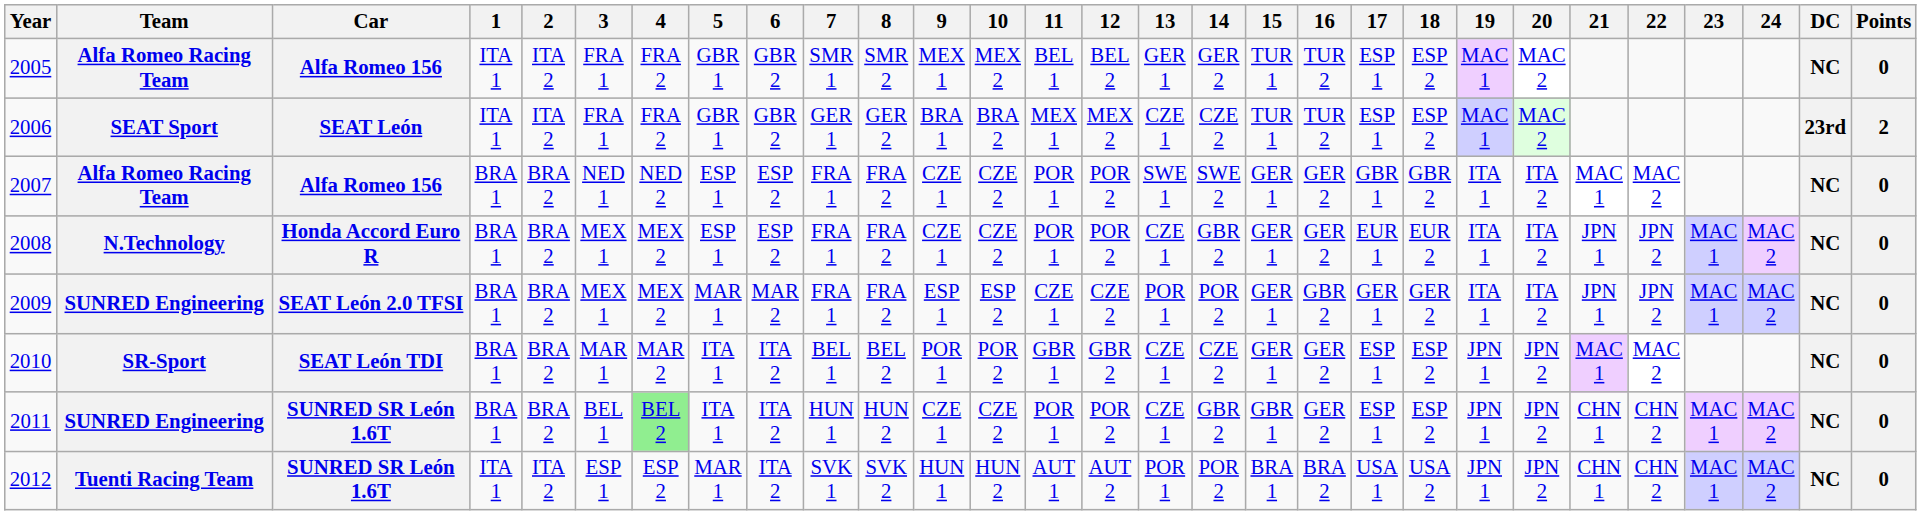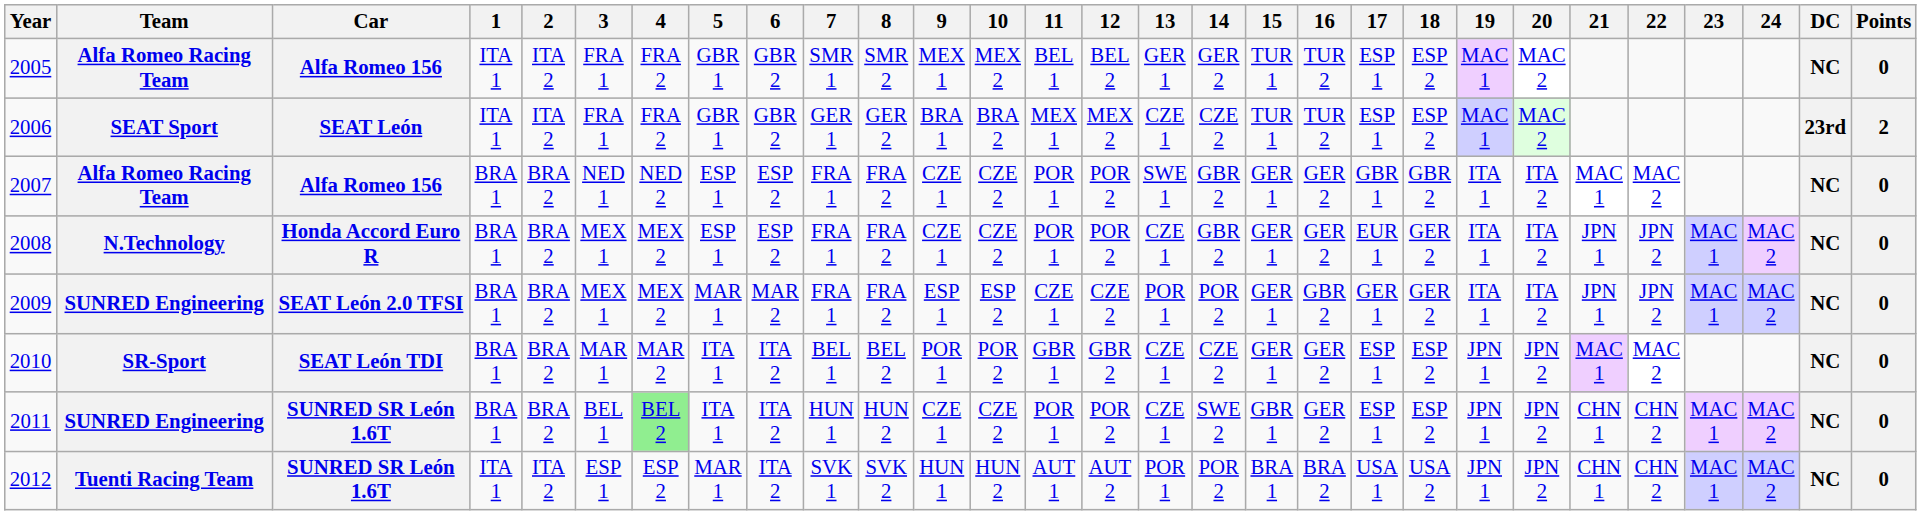(1219, 185) SWE 2 -> (1219, 185) GBR 2
(1430, 244) EUR 2 -> (1430, 244) GER 2
(1219, 420) GBR 2 -> (1219, 420) SWE 2
